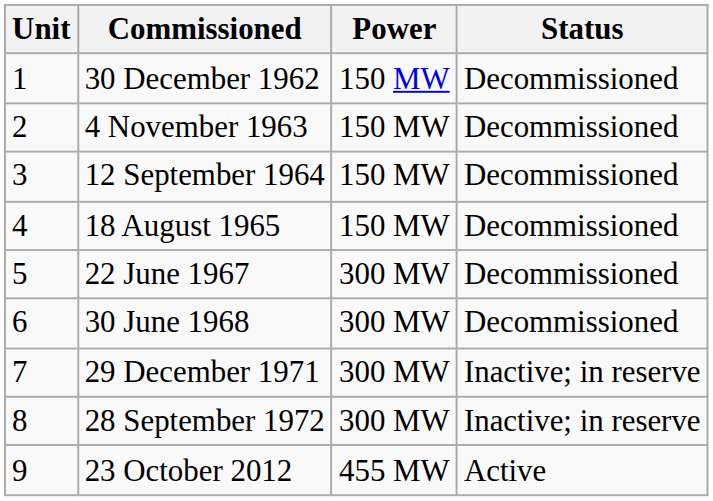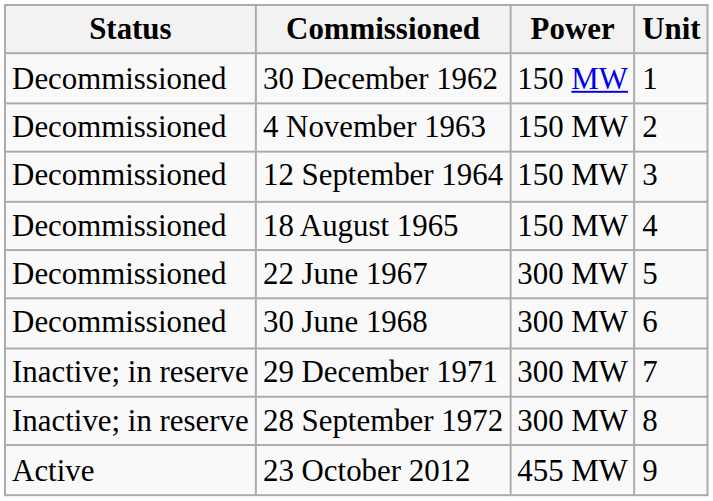columns swapped: (41, 28) <-> (582, 28)
